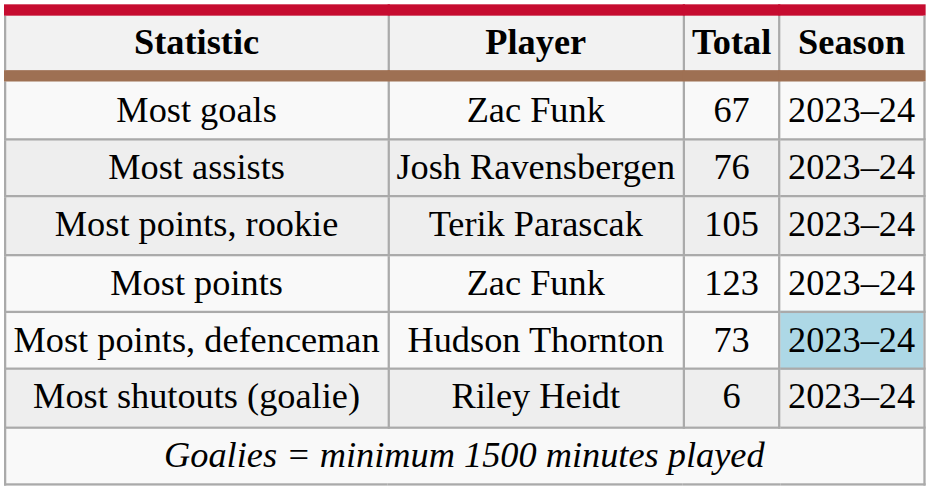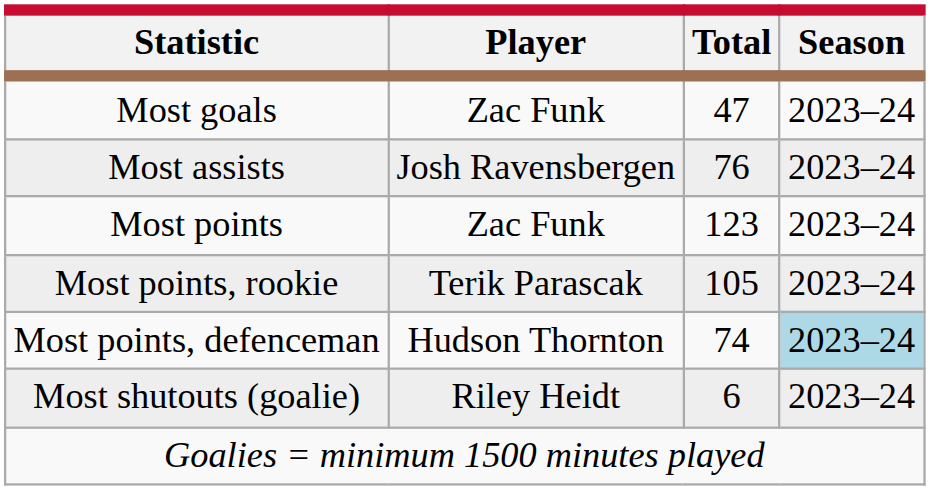(732, 109) 67 -> (732, 109) 47
rows swapped: (197, 282) <-> (197, 224)
(732, 339) 73 -> (732, 339) 74
